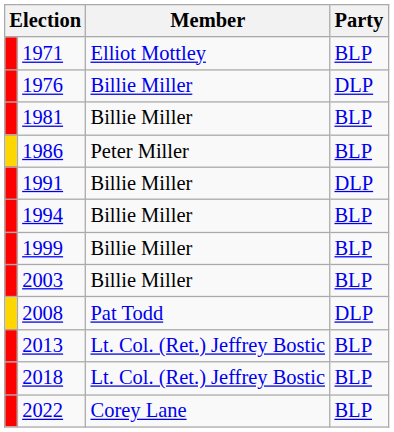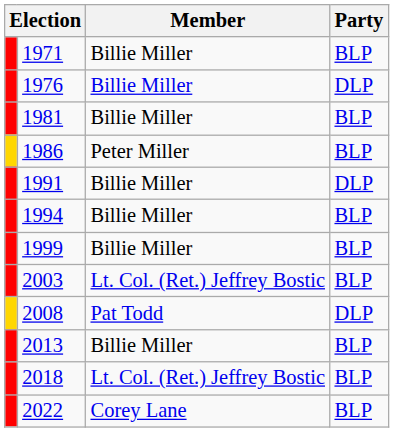(148, 53) Elliot Mottley -> (141, 53) Billie Miller
(141, 280) Billie Miller -> (208, 280) Lt. Col. (Ret.) Jeffrey Bostic
(208, 345) Lt. Col. (Ret.) Jeffrey Bostic -> (141, 345) Billie Miller
